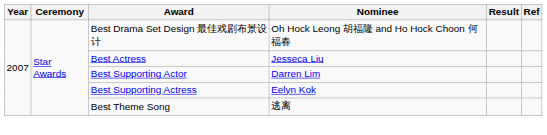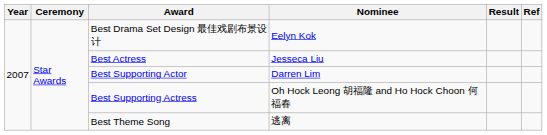(374, 35) Oh Hock Leong 胡福隆 and Ho Hock Choon 何福春 -> (294, 35) Eelyn Kok
(294, 90) Eelyn Kok -> (374, 97) Oh Hock Leong 胡福隆 and Ho Hock Choon 何福春
